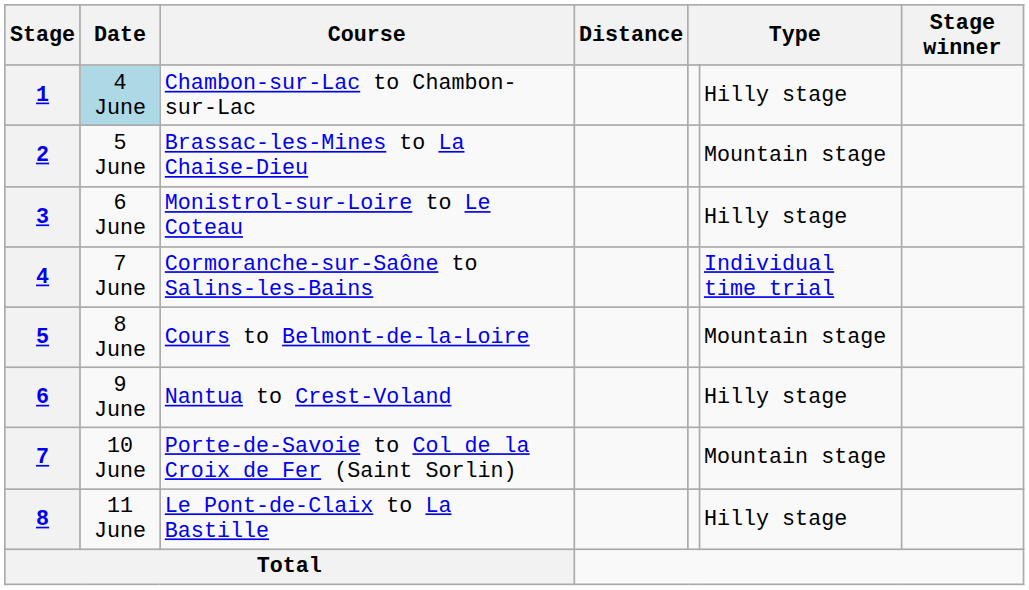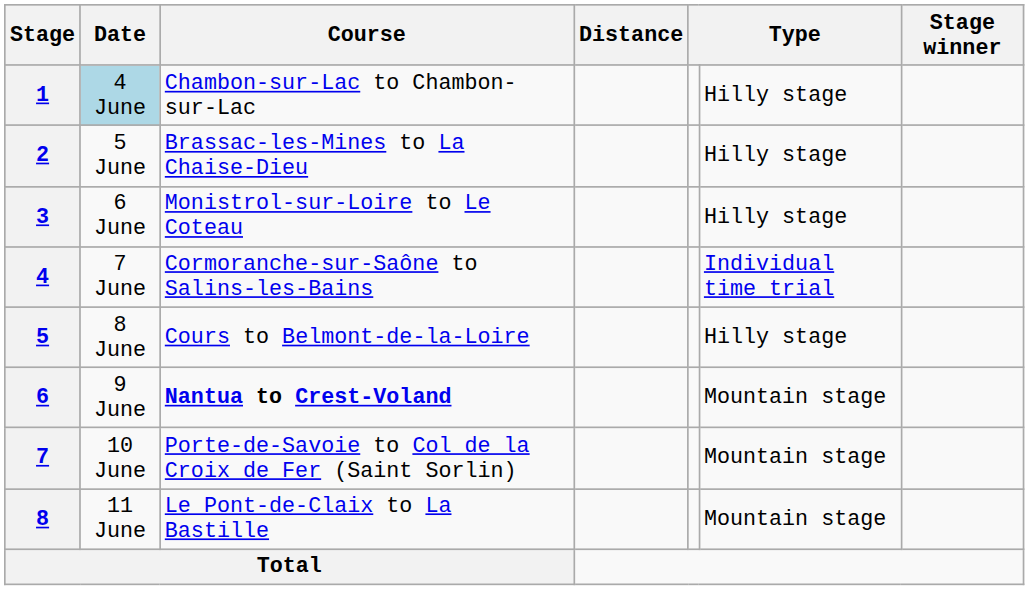(795, 156) Mountain stage -> (776, 156) Hilly stage
(795, 337) Mountain stage -> (776, 337) Hilly stage
(308, 398) normal -> (308, 398) bold
(776, 398) Hilly stage -> (795, 398) Mountain stage
(776, 519) Hilly stage -> (795, 519) Mountain stage
